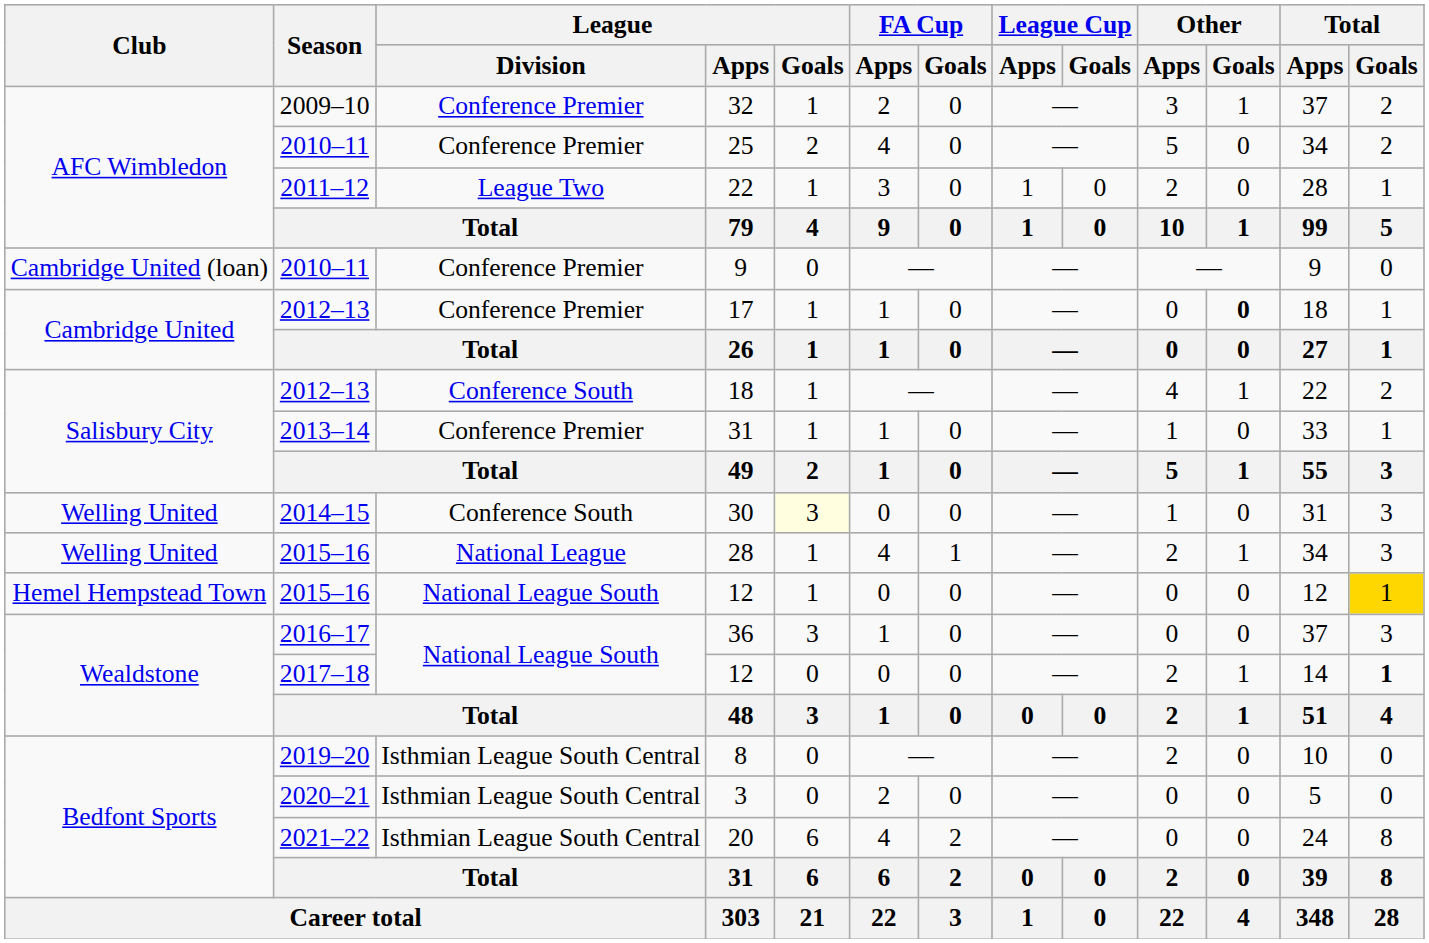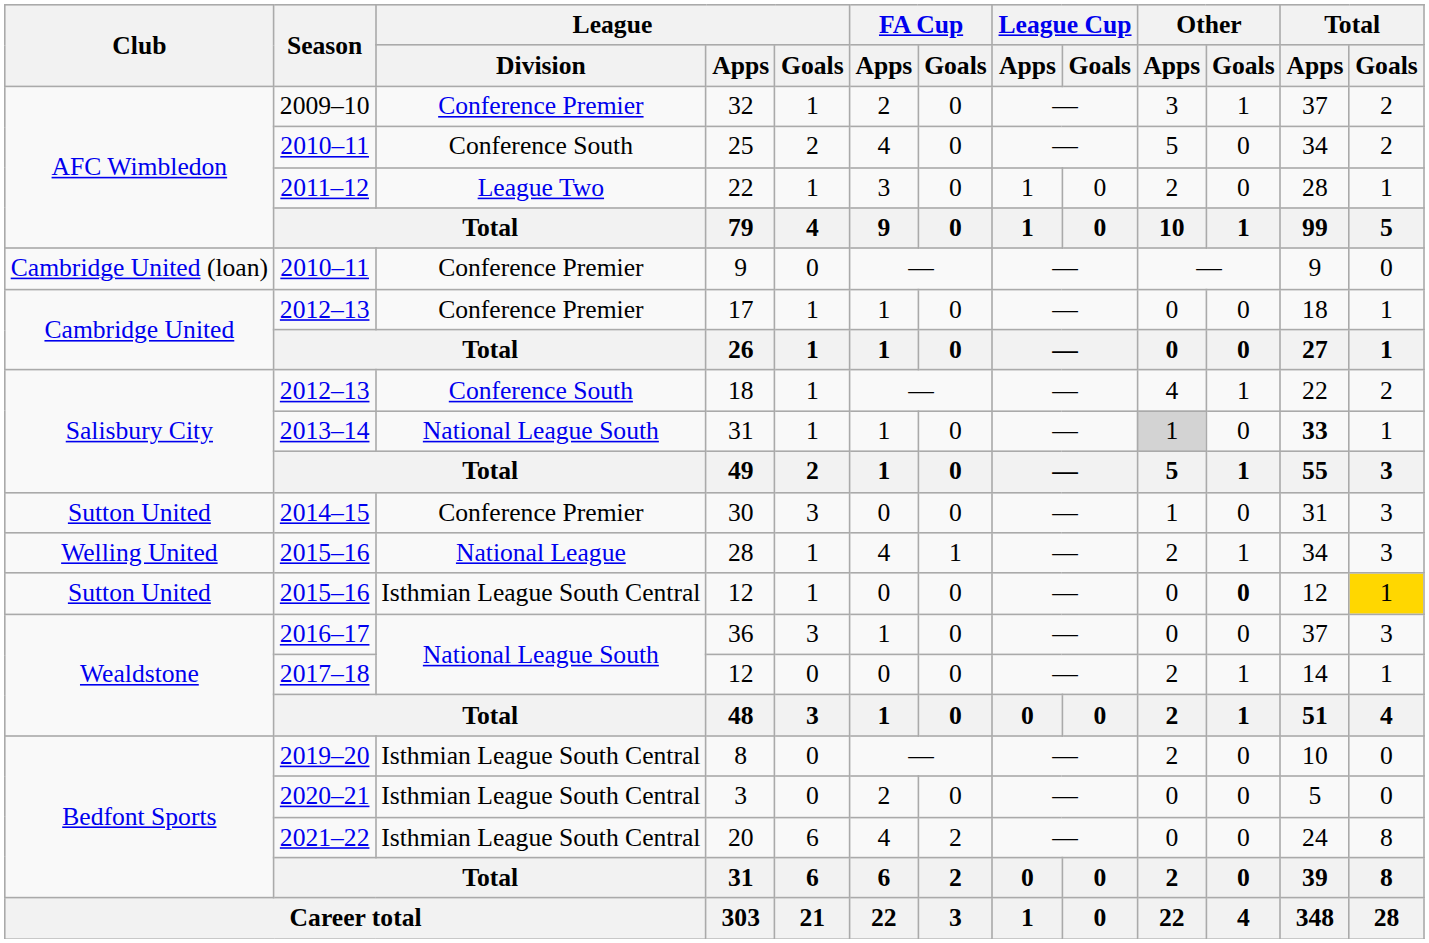(541, 146) Conference Premier -> (541, 146) Conference South
(1243, 308) bold -> (1243, 308) normal
(541, 430) Conference Premier -> (541, 430) National League South
(1172, 430) no background -> (1172, 430) lightgrey background
(1315, 430) normal -> (1315, 430) bold
(139, 512) Welling United -> (139, 512) Sutton United
(541, 512) Conference South -> (541, 512) Conference Premier
(812, 512) lightyellow background -> (812, 512) no background
(139, 593) Hemel Hempstead Town -> (139, 593) Sutton United
(541, 593) National League South -> (541, 593) Isthmian League South Central
(1243, 593) normal -> (1243, 593) bold
(1386, 674) bold -> (1386, 674) normal
